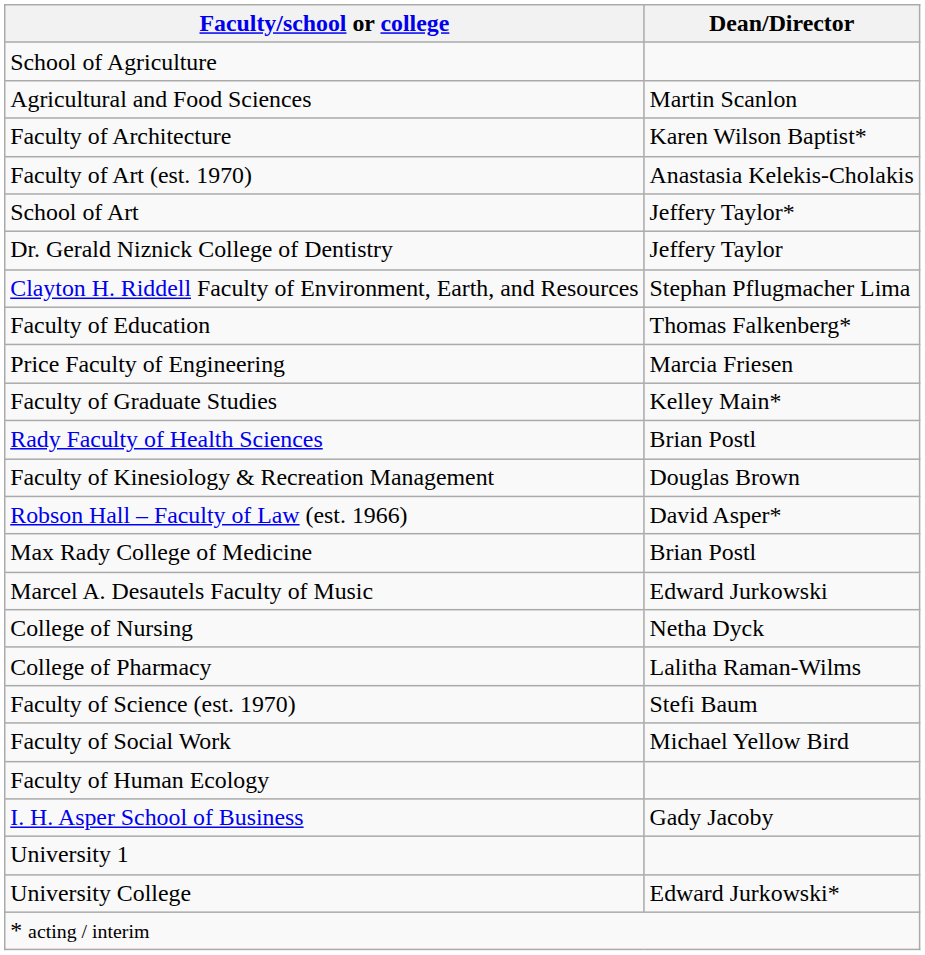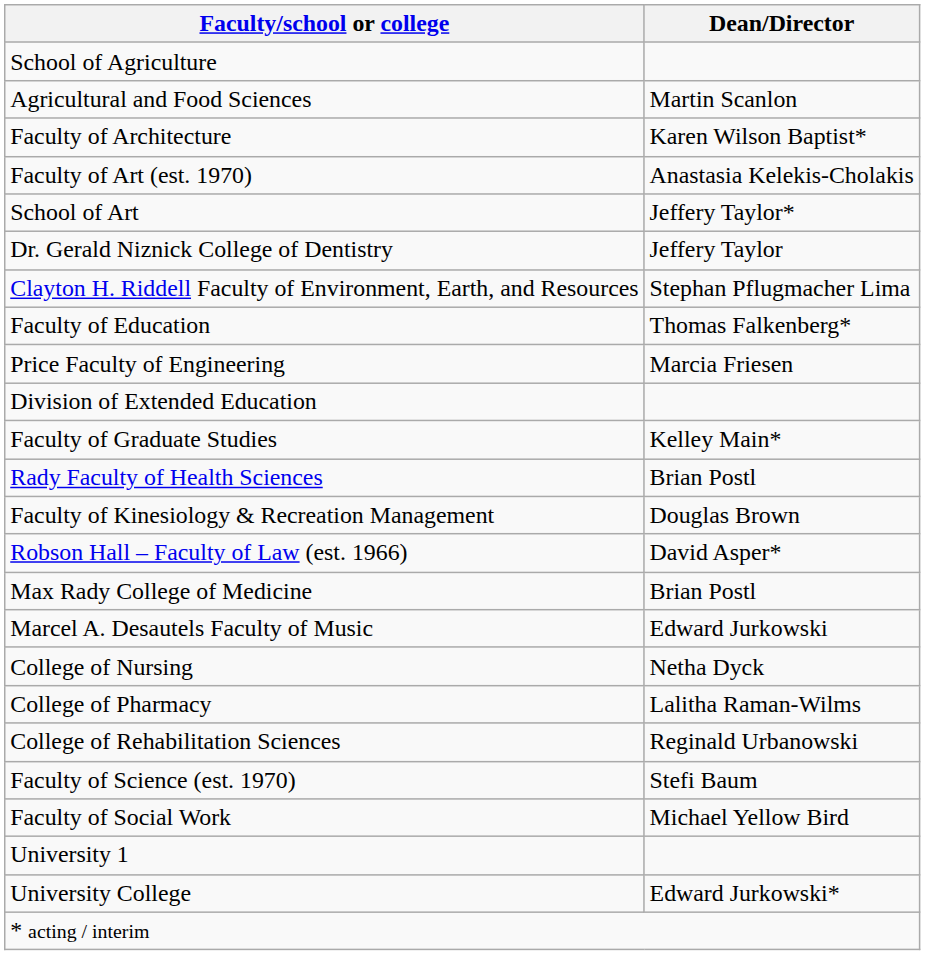+ row: (164, 401)
+ row: (175, 741)
- row: (140, 779)
- row: (157, 817)
